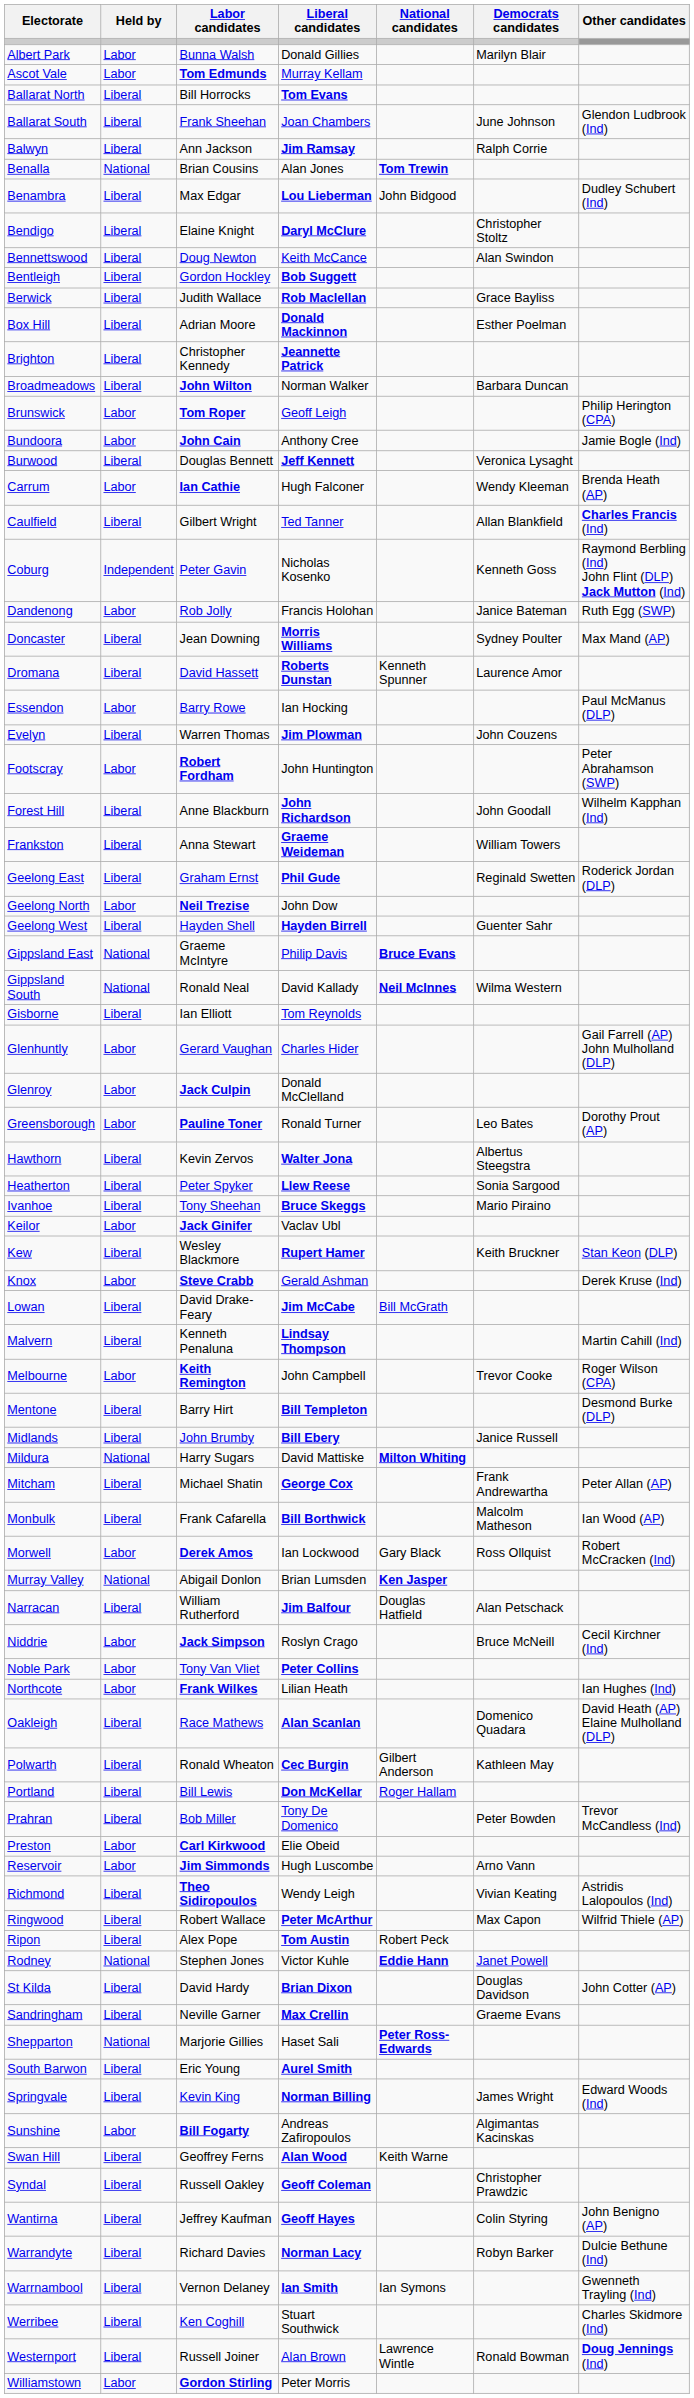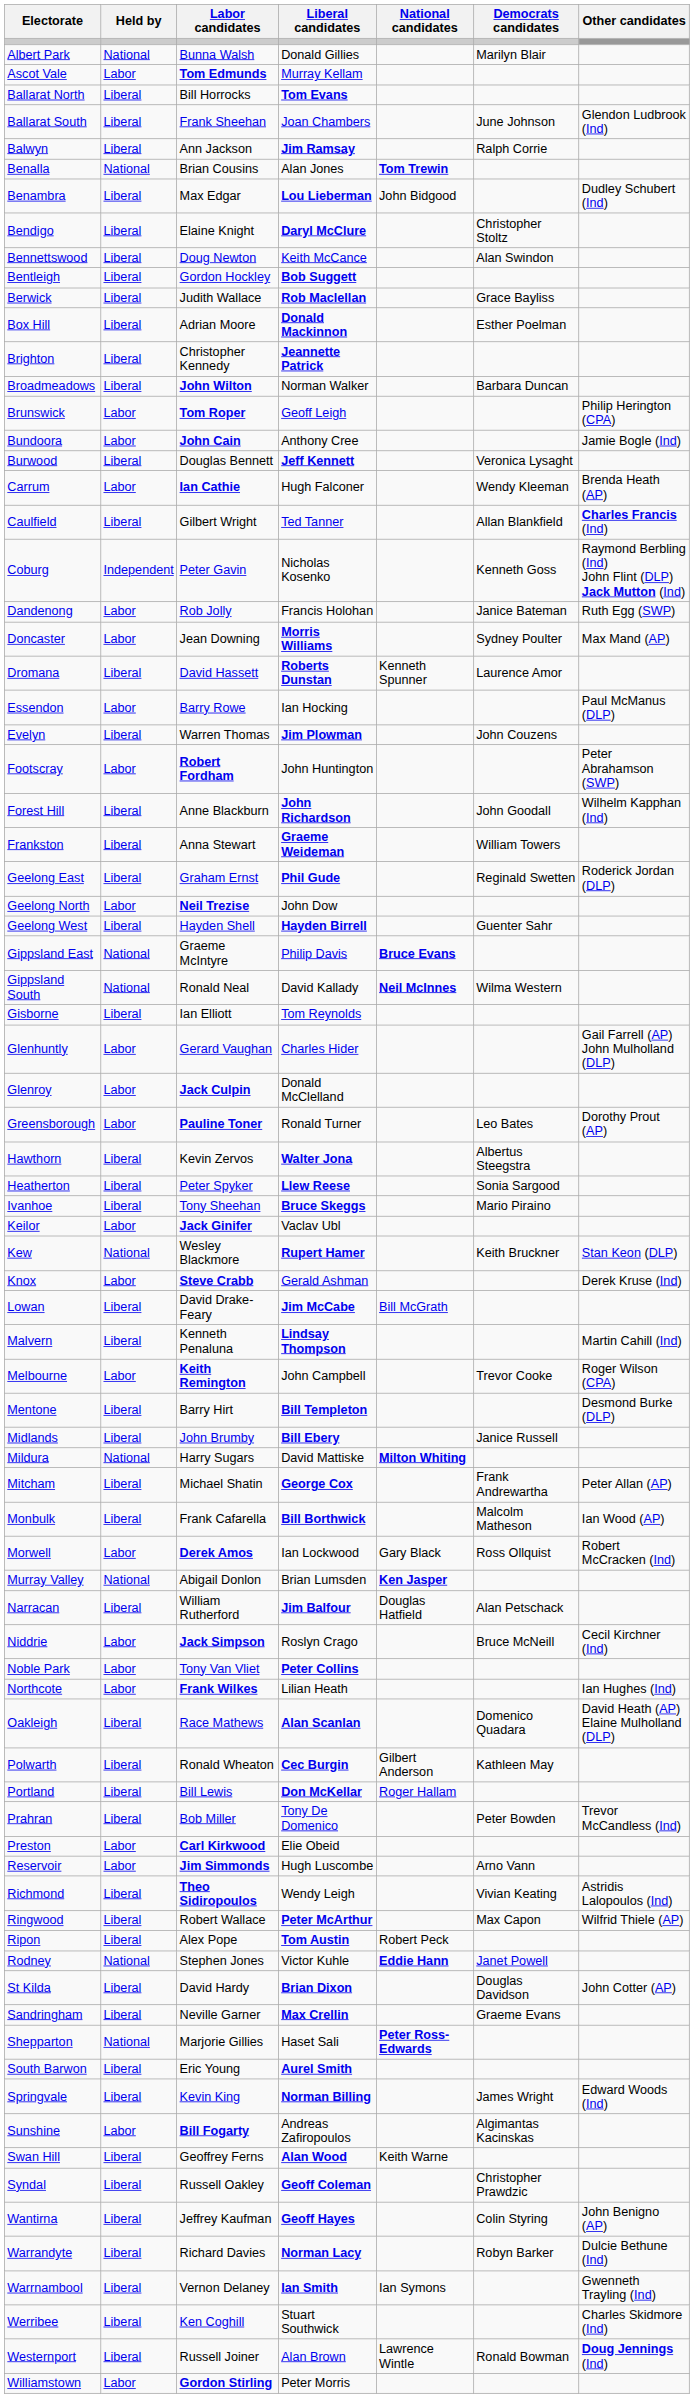(120, 54) Labor -> (127, 54) National
(122, 639) Liberal -> (120, 639) Labor
(122, 1253) Liberal -> (127, 1253) National
